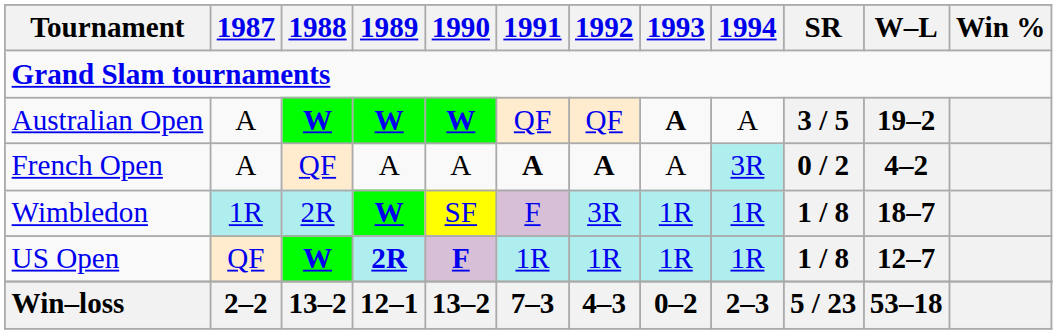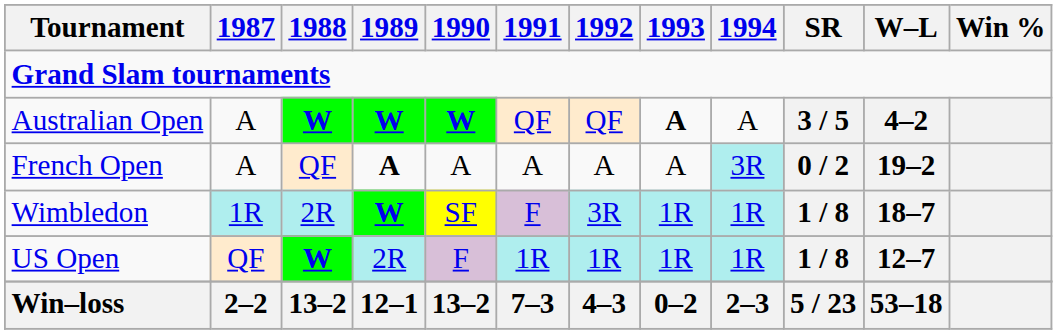(906, 119) 19–2 -> (906, 119) 4–2
(389, 166) normal -> (389, 166) bold
(532, 166) bold -> (532, 166) normal
(604, 166) bold -> (604, 166) normal
(906, 166) 4–2 -> (906, 166) 19–2
(389, 258) bold -> (389, 258) normal
(461, 258) bold -> (461, 258) normal
